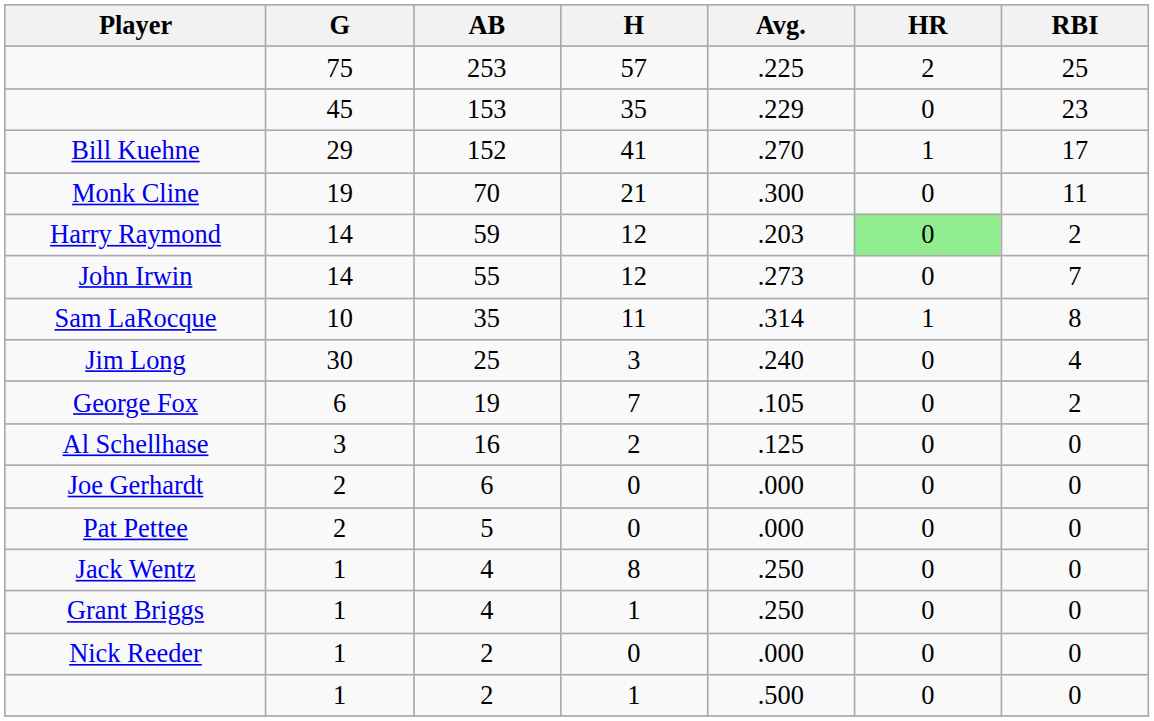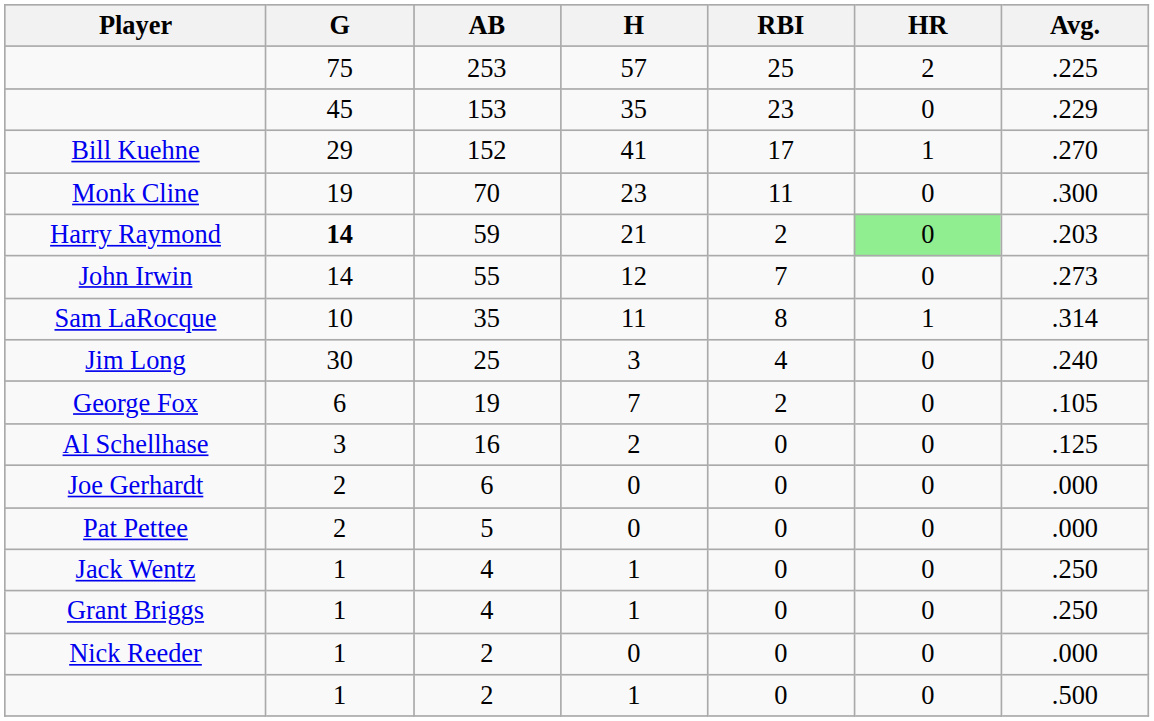columns swapped: (781, 25) <-> (1075, 25)
(634, 192) 21 -> (634, 192) 23
(340, 234) normal -> (340, 234) bold
(634, 234) 12 -> (634, 234) 21
(634, 569) 8 -> (634, 569) 1
